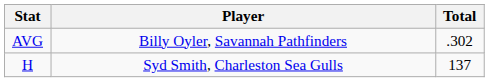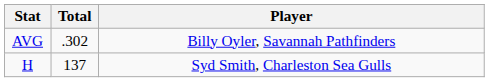columns swapped: (243, 16) <-> (460, 16)
